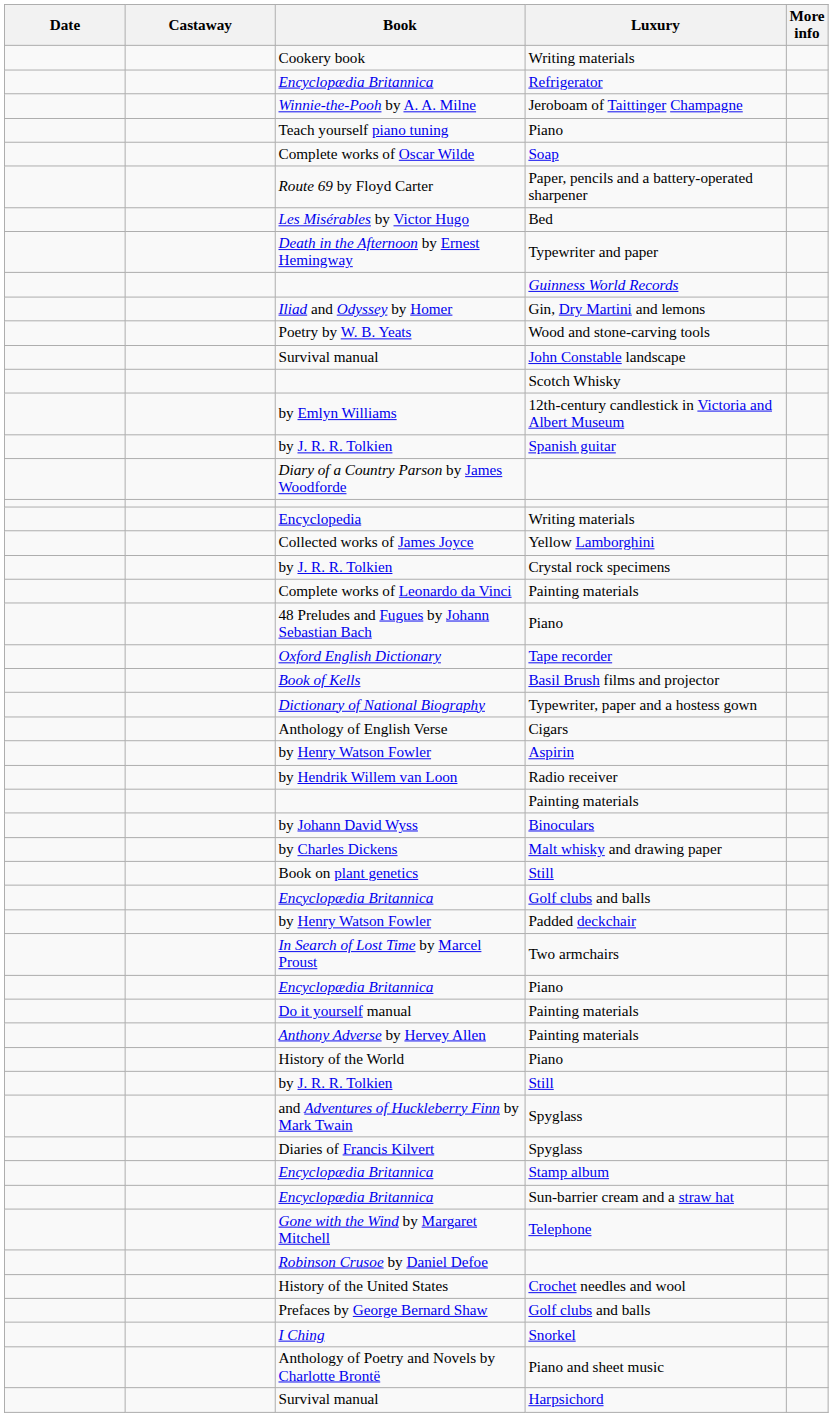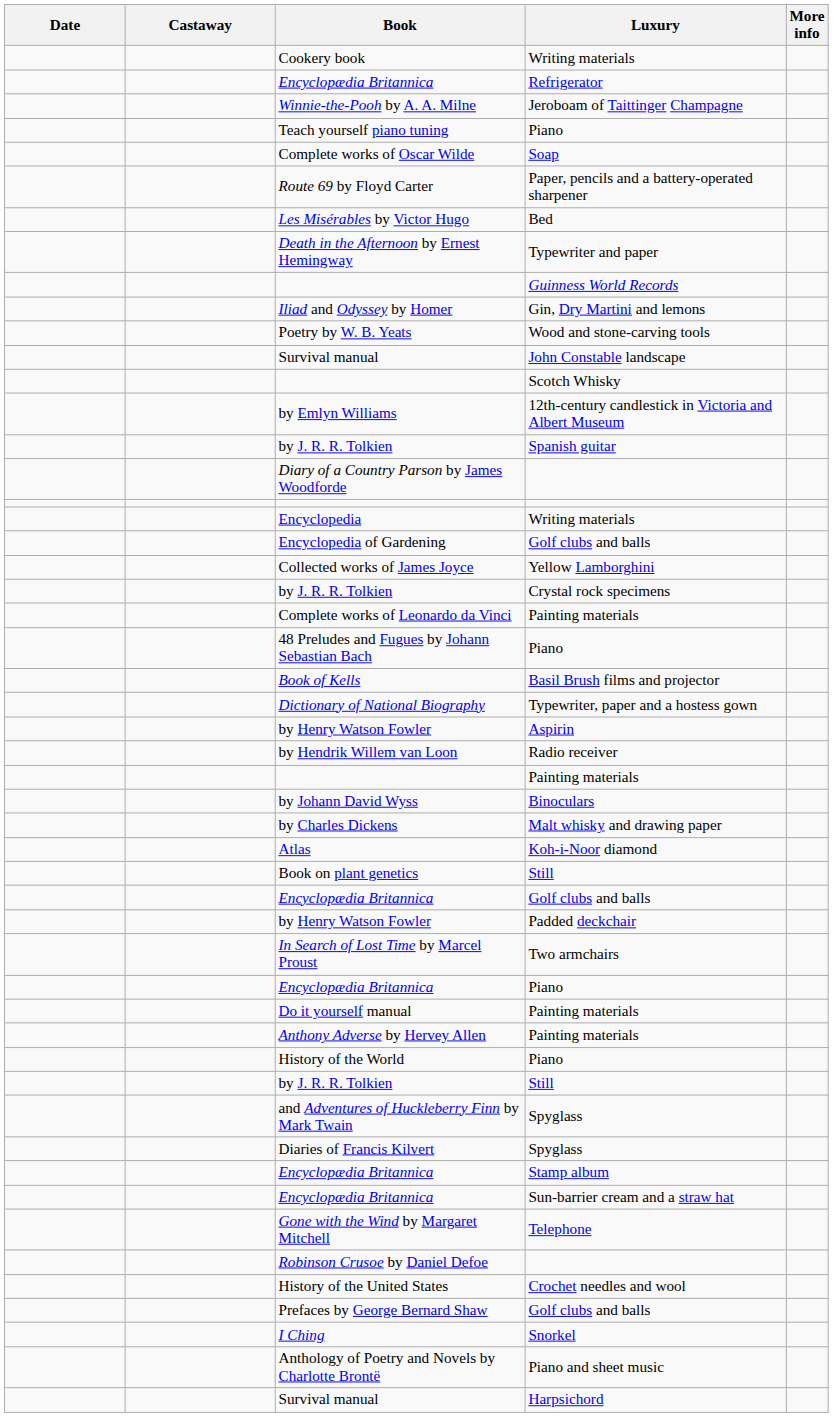+ row: (362, 542)
- row: (360, 656)
- row: (363, 728)
+ row: (295, 849)
